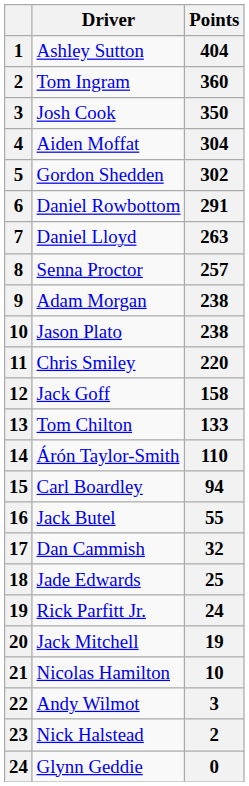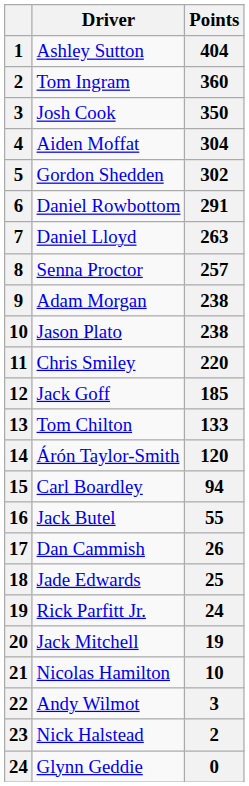(214, 393) 158 -> (214, 393) 185
(214, 455) 110 -> (214, 455) 120
(214, 548) 32 -> (214, 548) 26
